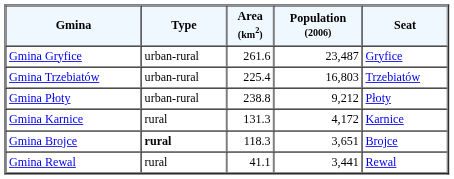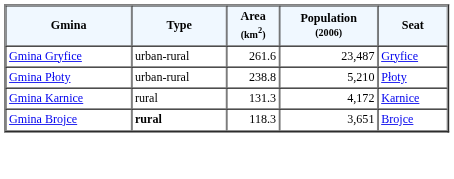- row: (54, 77)
(345, 98) 9,212 -> (361, 77) 5,210
- row: (42, 162)
